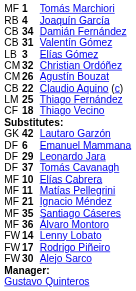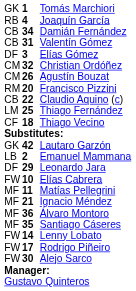(12, 9) MF -> (12, 9) GK
(11, 54) LB -> (11, 54) DF
+ row: (78, 88)
(11, 145) DF -> (11, 156) LB
(25, 145) 6 -> (25, 156) 2
- row: (80, 168)
(12, 179) MF -> (12, 179) FW
rows swapped: (80, 213) <-> (74, 225)
